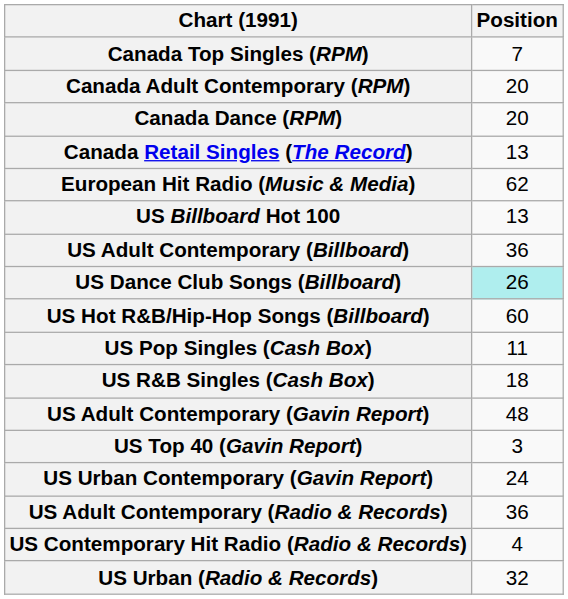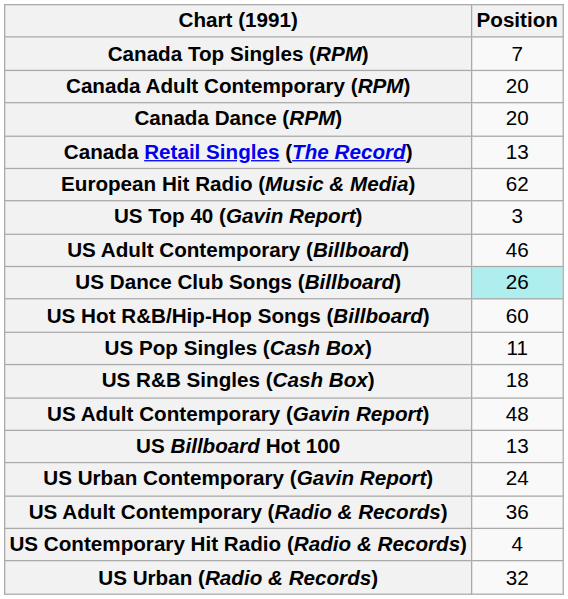rows swapped: (238, 217) <-> (238, 446)
(517, 250) 36 -> (517, 250) 46
